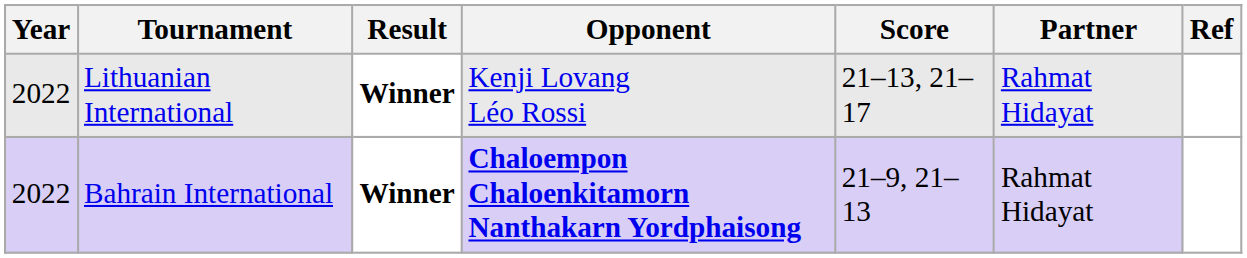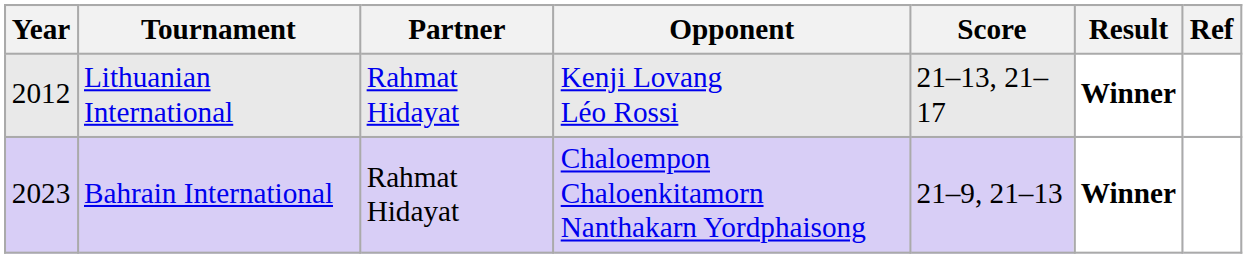columns swapped: (1088, 28) <-> (407, 28)
(41, 94) 2022 -> (41, 94) 2012
(41, 194) 2022 -> (41, 194) 2023
(635, 194) bold -> (713, 194) normal
